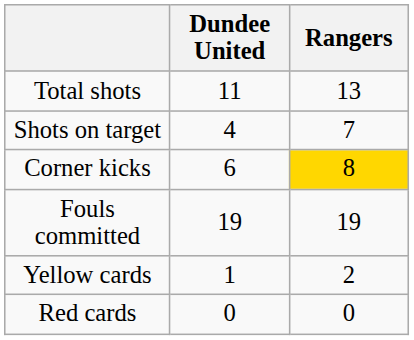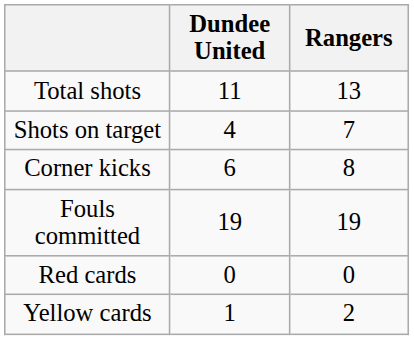(349, 168) gold background -> (349, 168) no background
rows swapped: (87, 274) <-> (87, 313)
